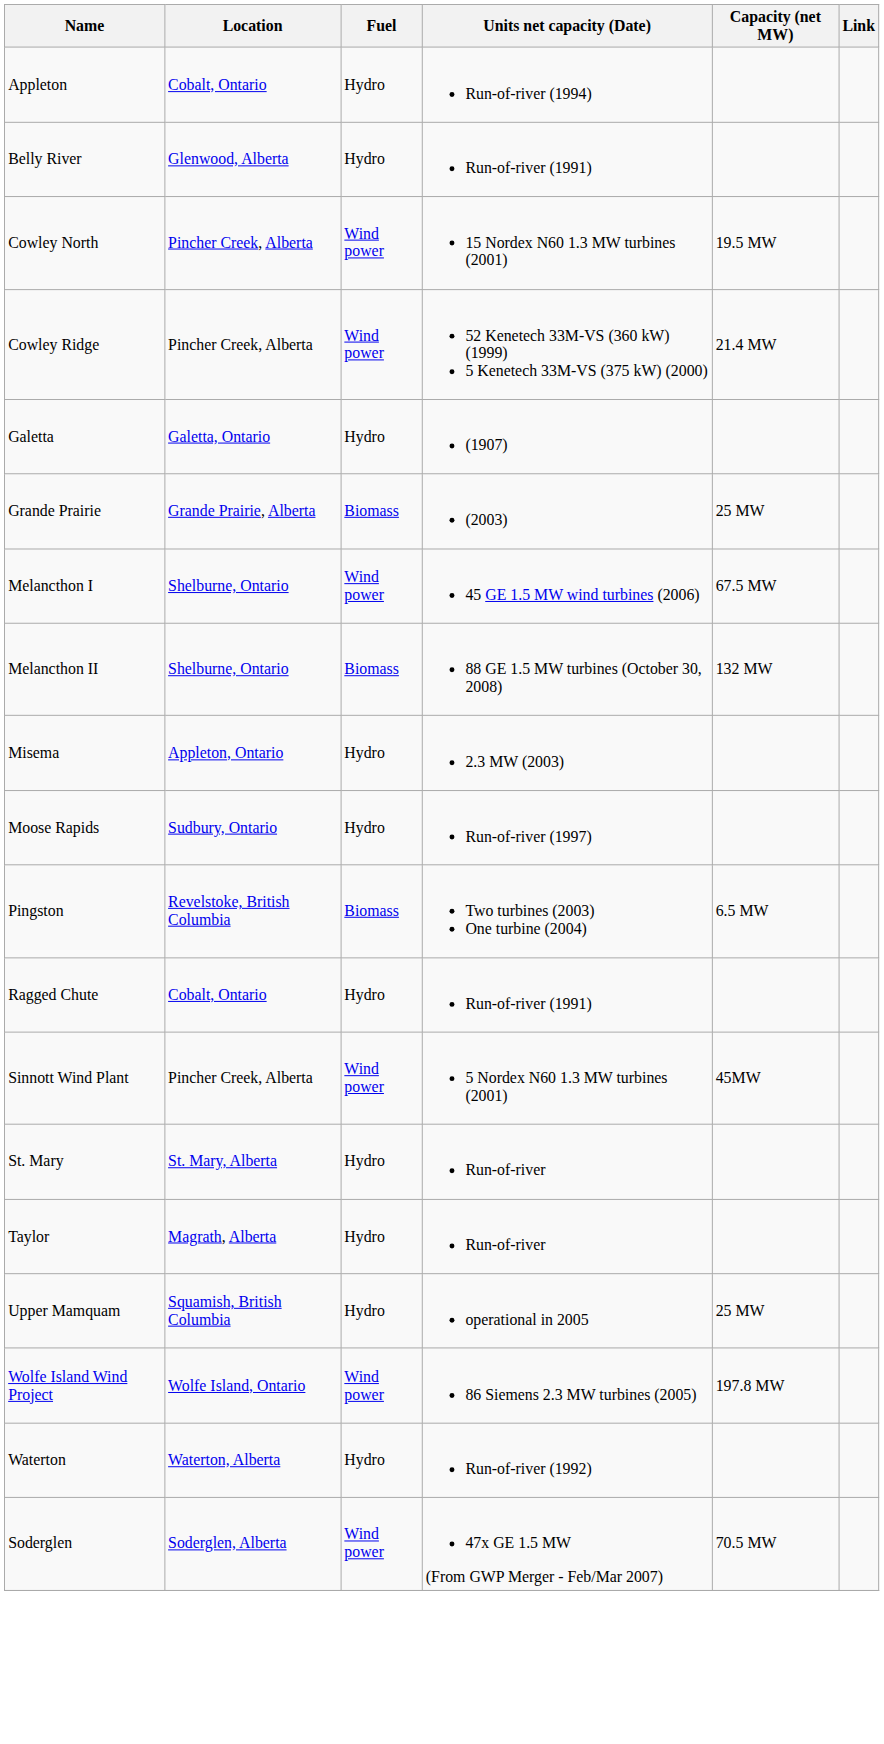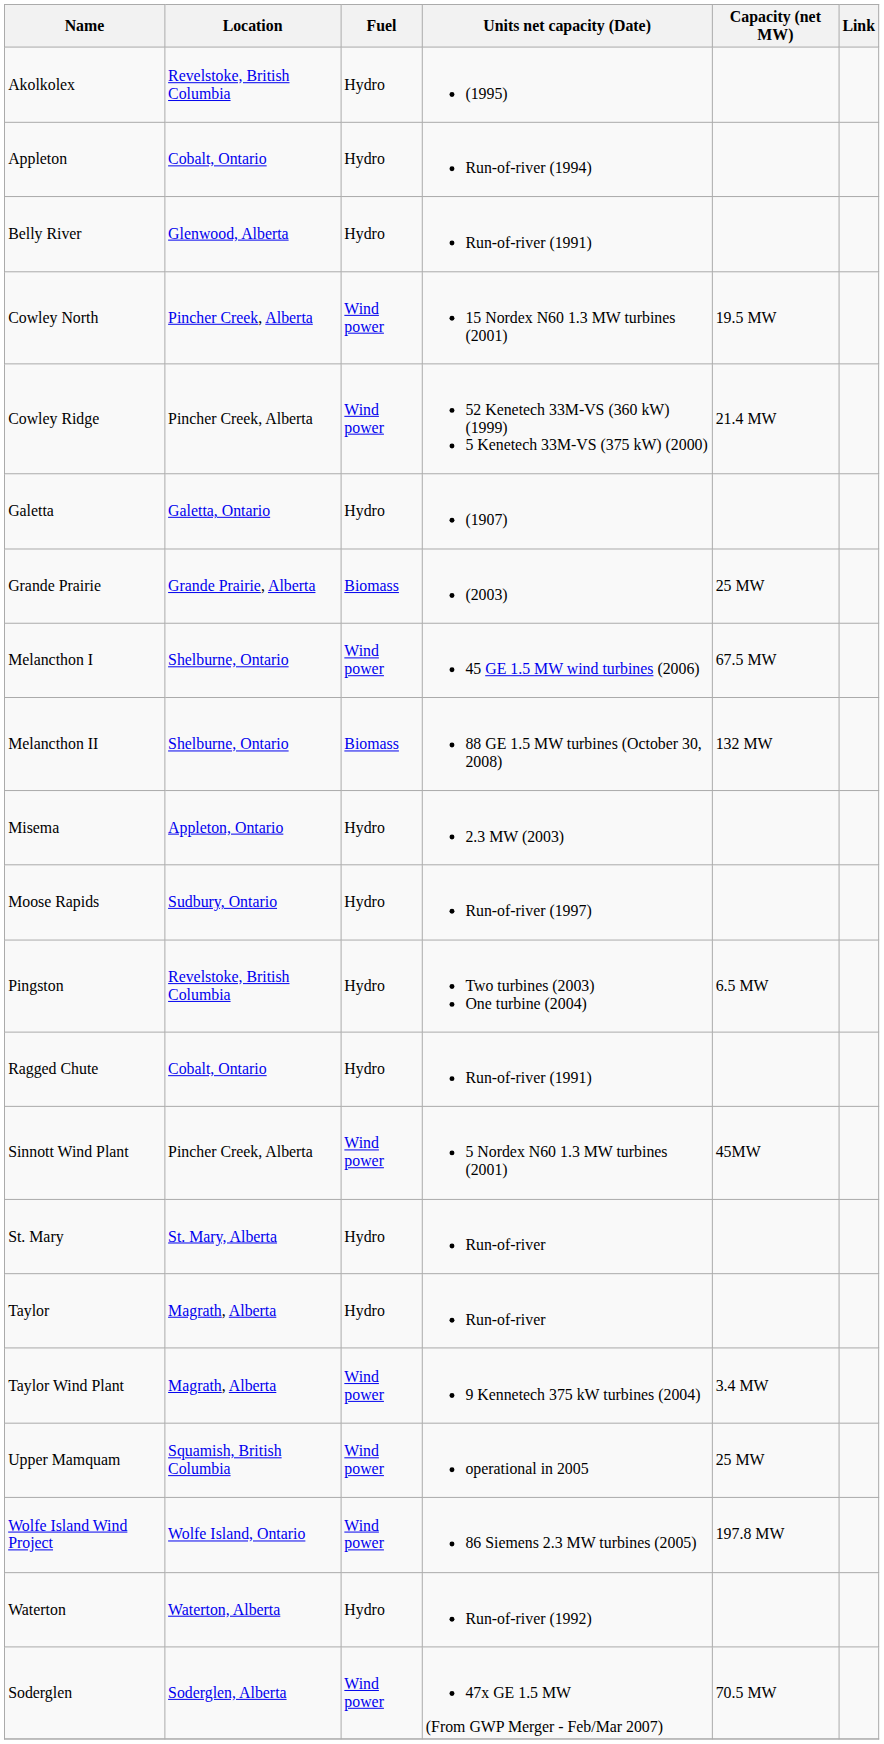+ row: (42, 84)
(372, 911) Biomass -> (365, 985) Hydro
+ row: (66, 1385)
(365, 1310) Hydro -> (364, 1460) Wind power
